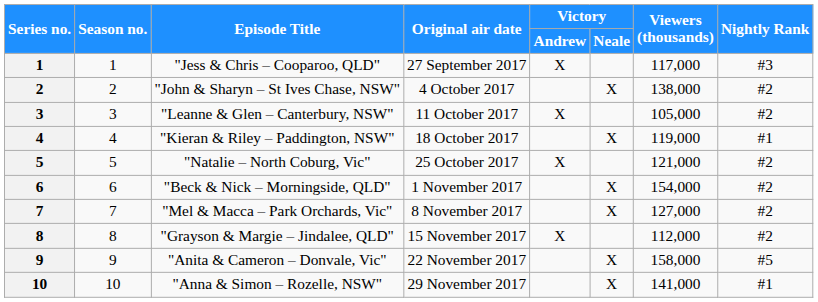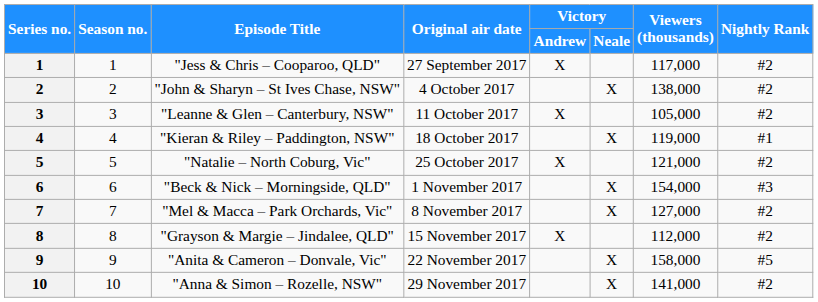(765, 65) #3 -> (765, 65) #2
(765, 187) #2 -> (765, 187) #3
(765, 284) #1 -> (765, 284) #2
